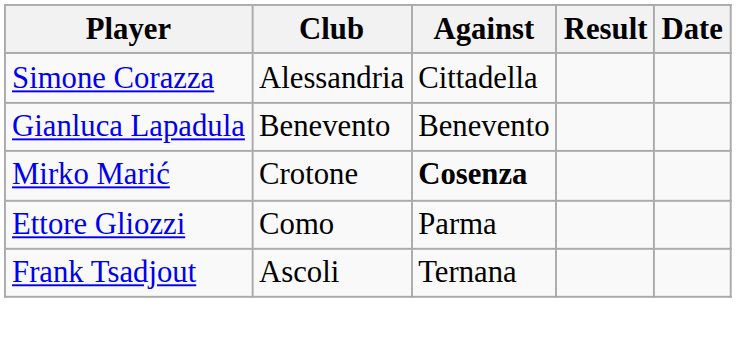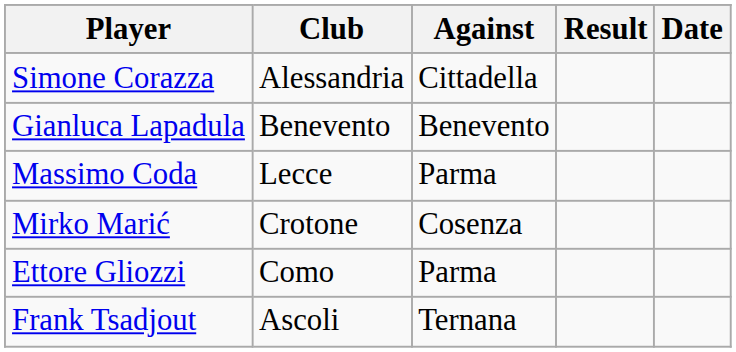+ row: (105, 175)
(473, 175) bold -> (470, 223) normal
